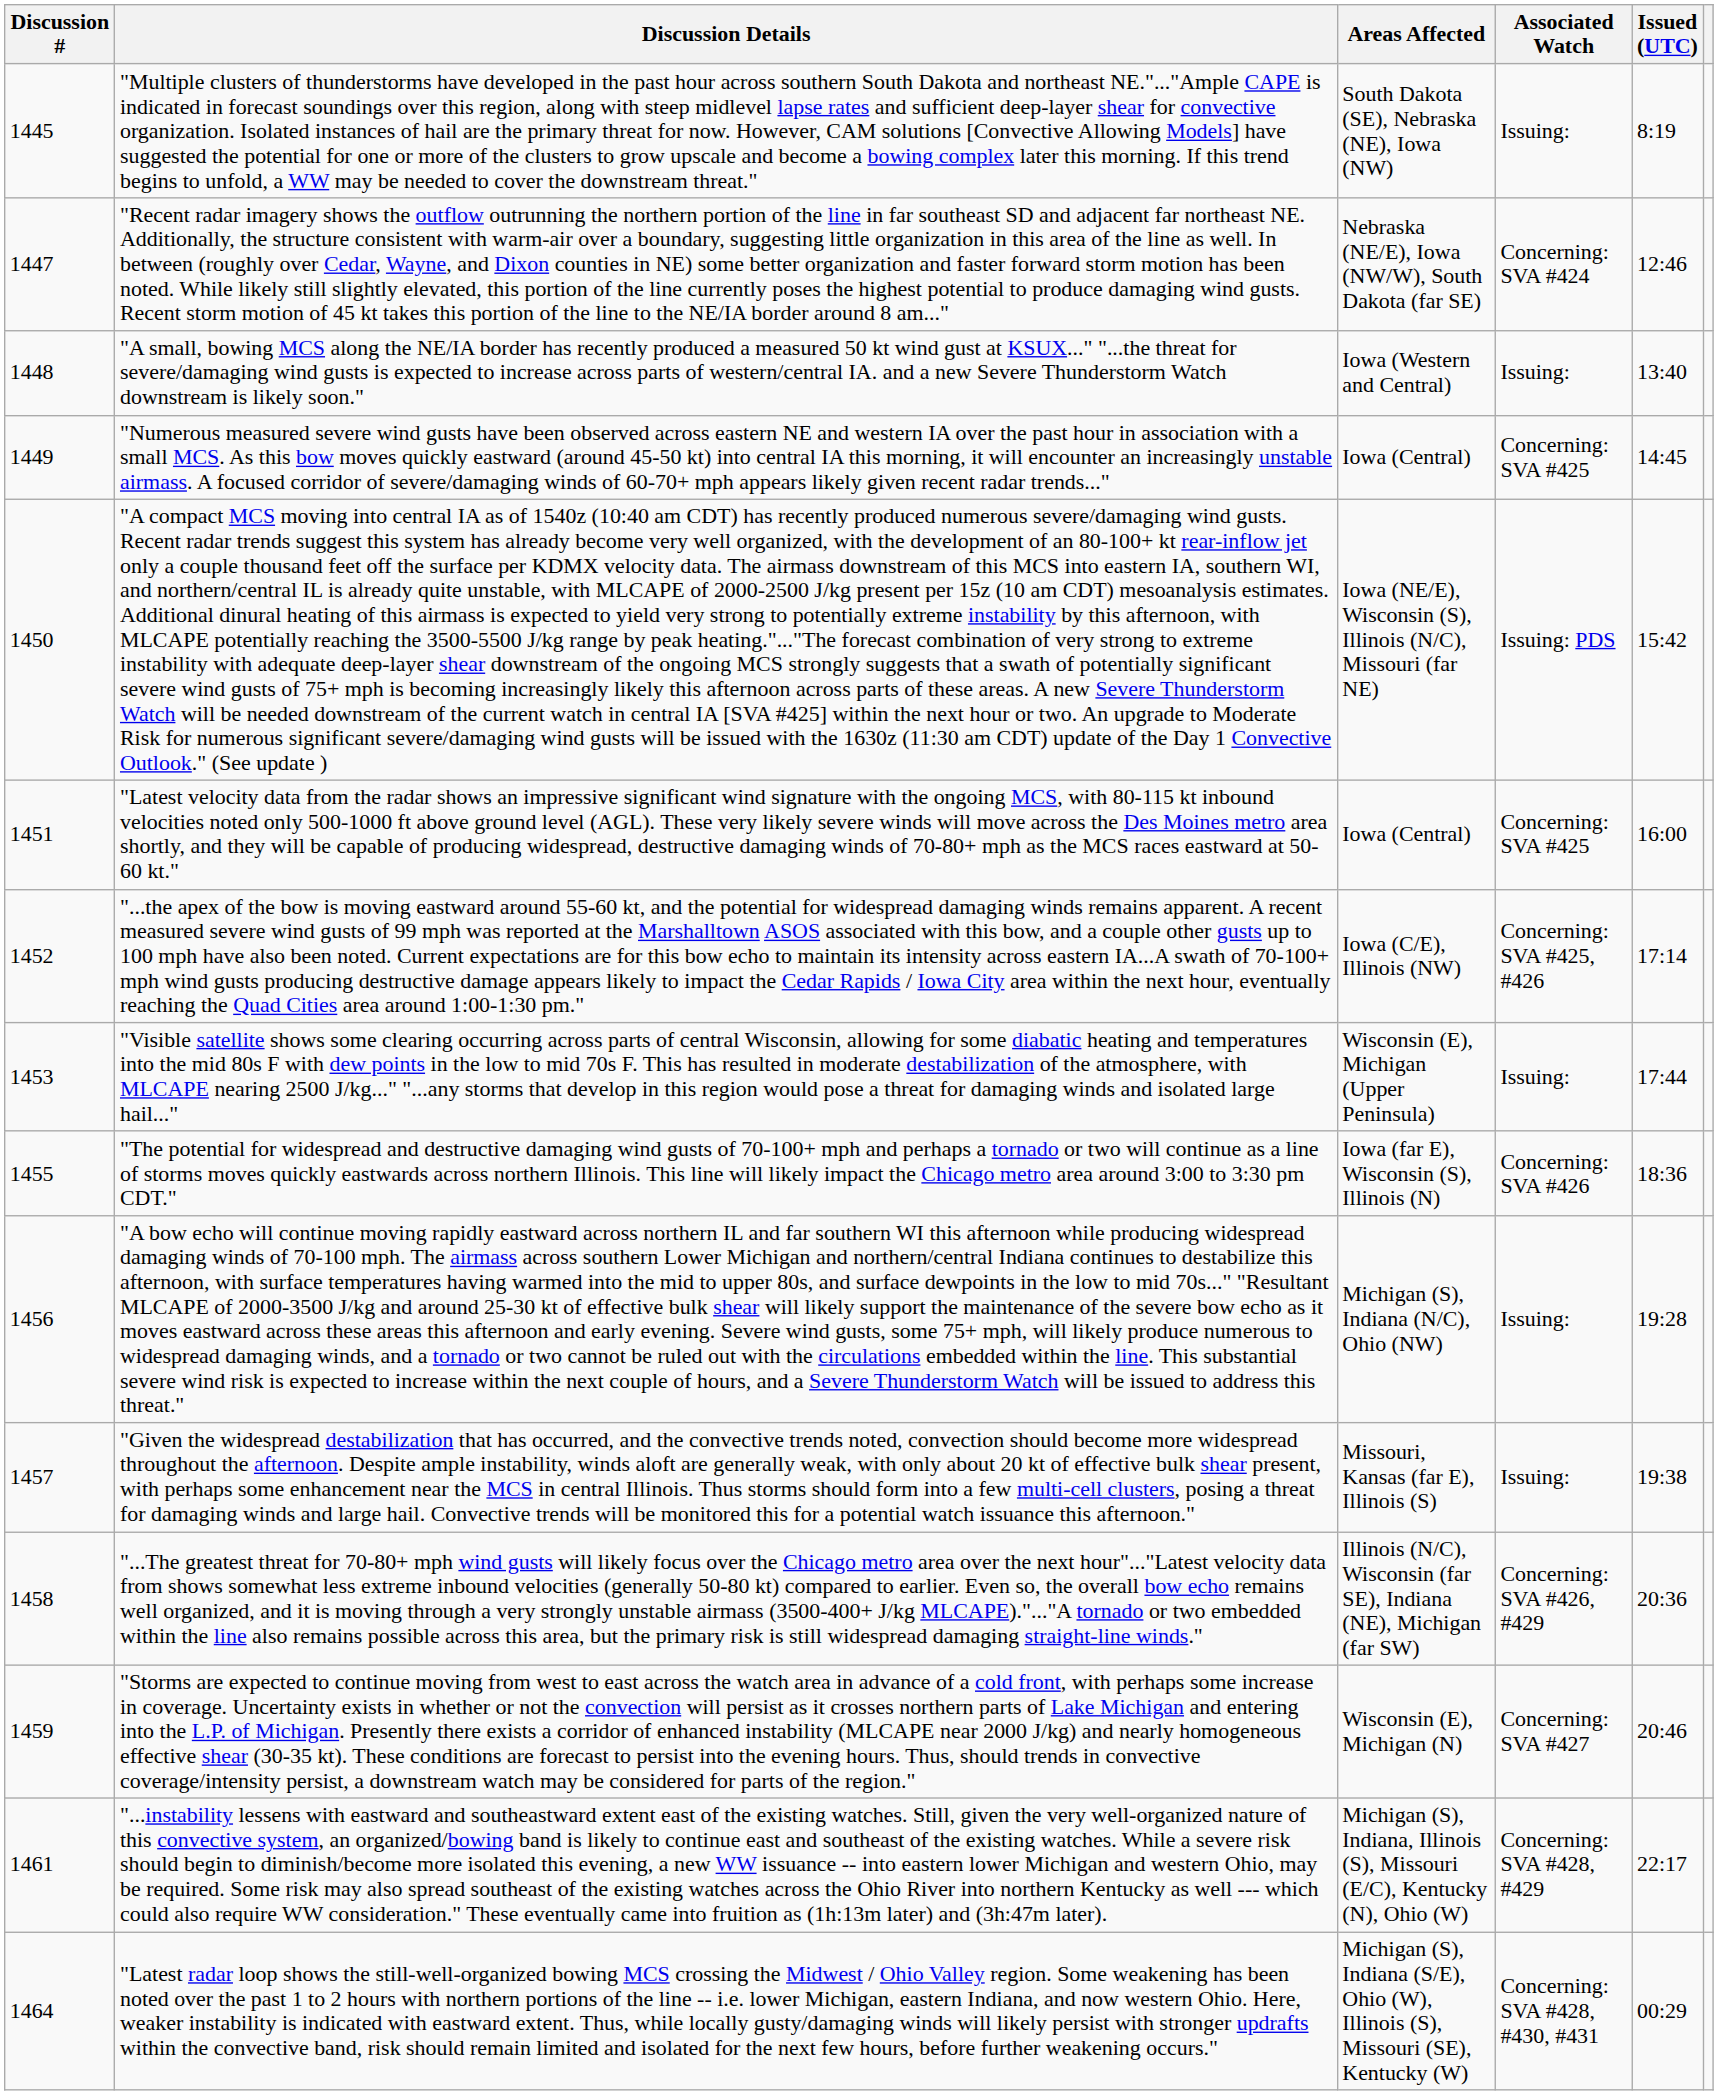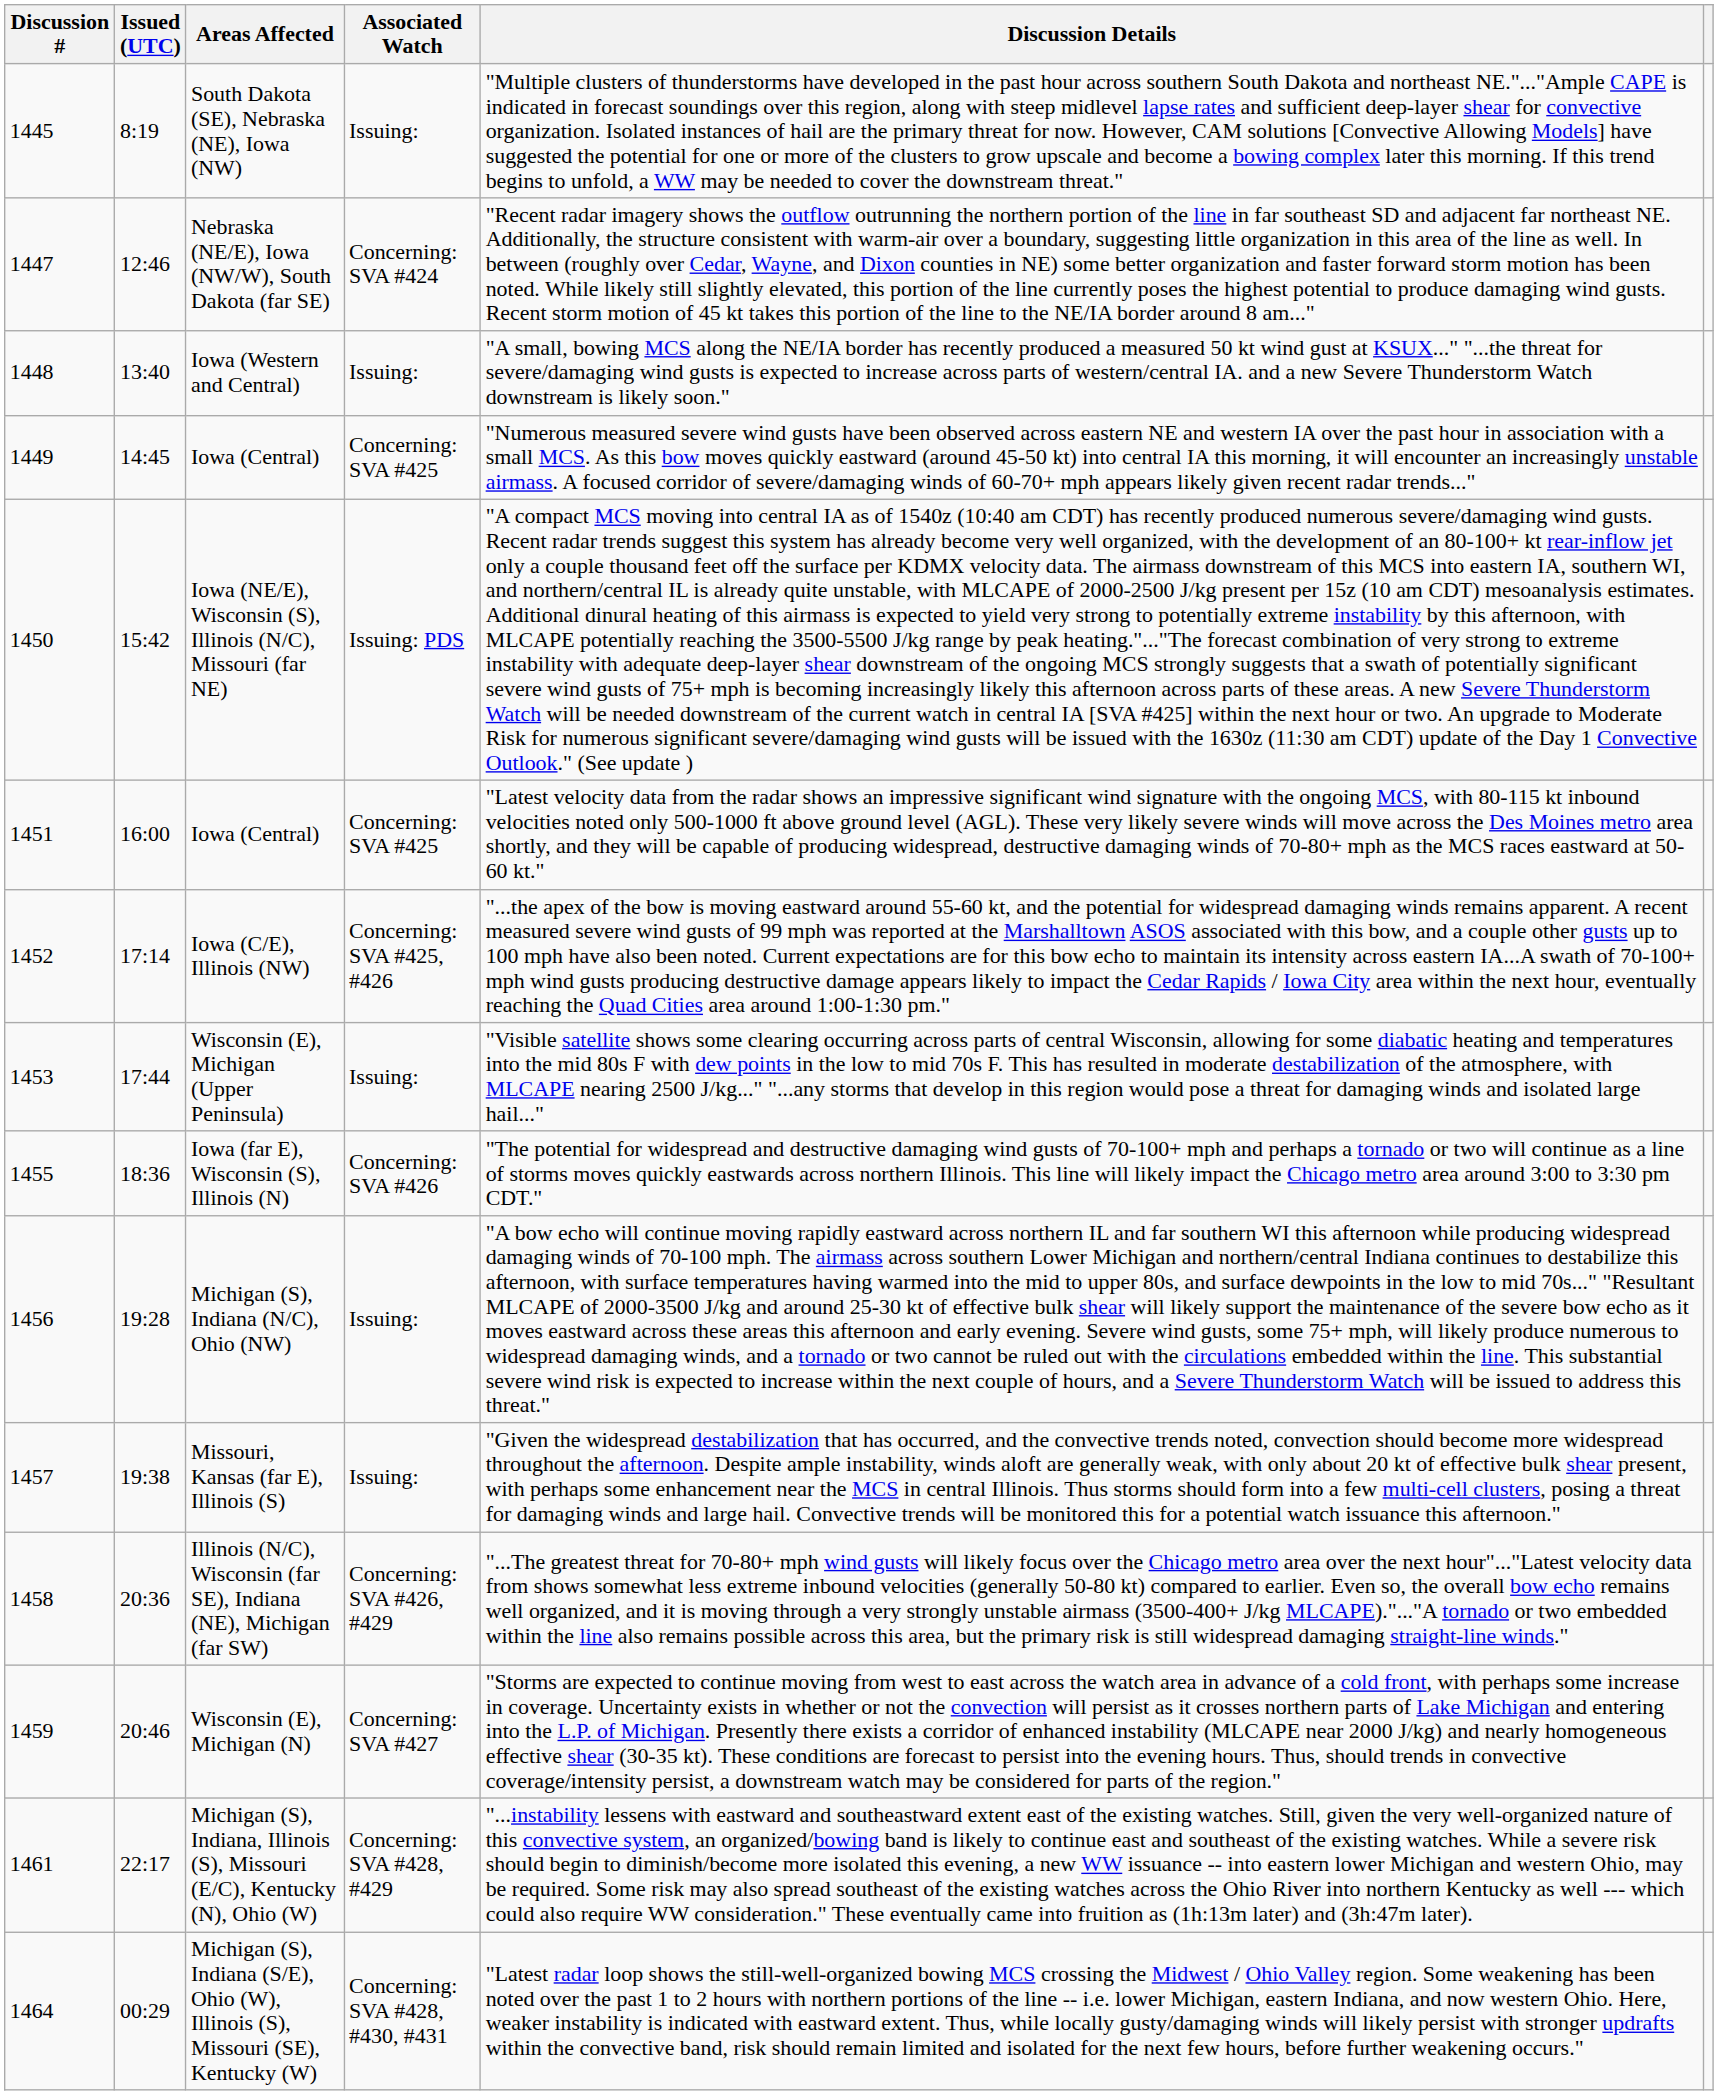columns swapped: (1667, 34) <-> (726, 34)
